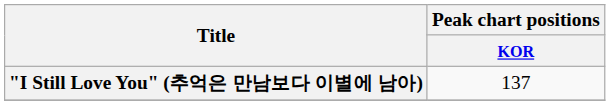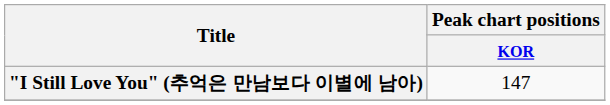(516, 83) 137 -> (516, 83) 147
